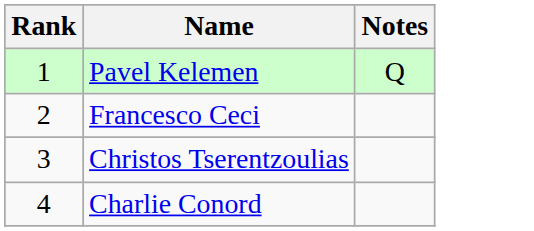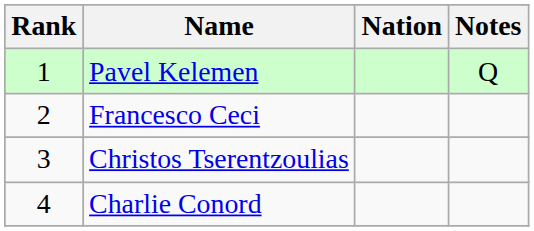+ column: (402, 26)
